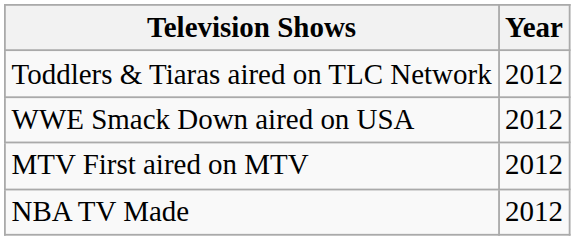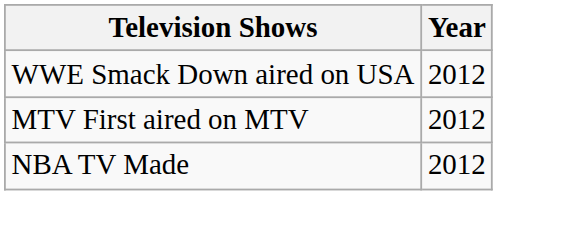- row: (252, 73)
